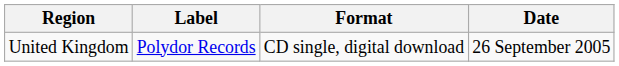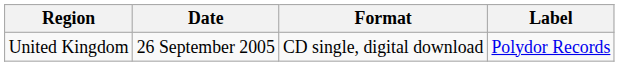columns swapped: (541, 18) <-> (196, 18)
